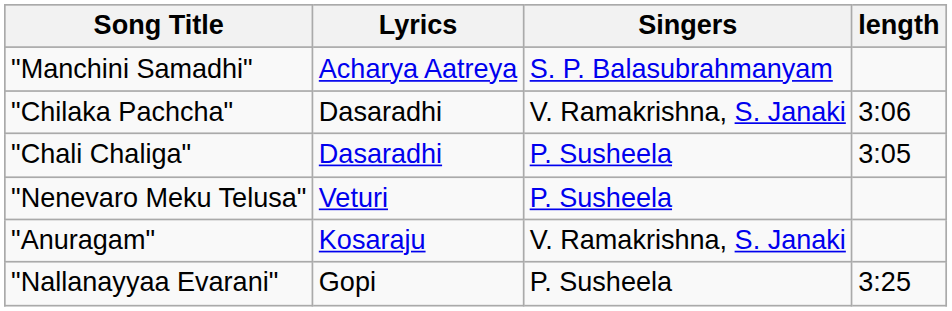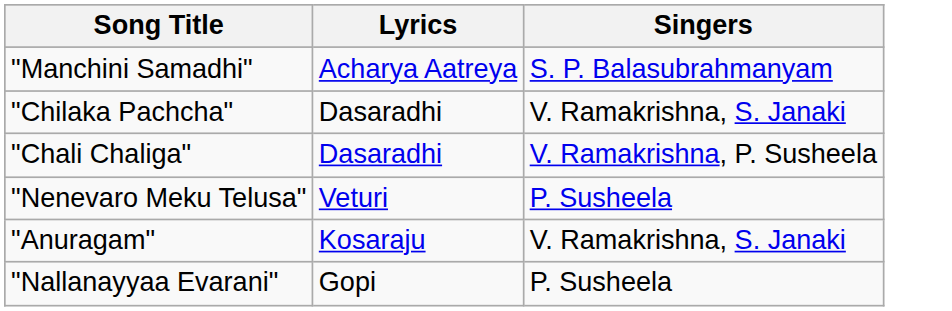- column: (899, 25)
(601, 154) P. Susheela -> (703, 154) V. Ramakrishna, P. Susheela
